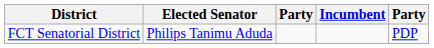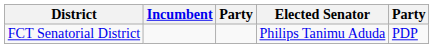columns swapped: (352, 14) <-> (210, 14)
